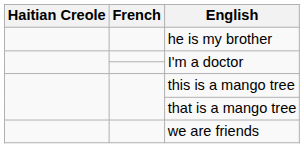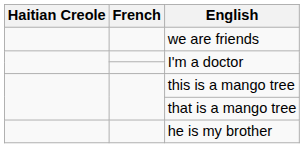rows swapped: (57, 39) <-> (57, 131)
